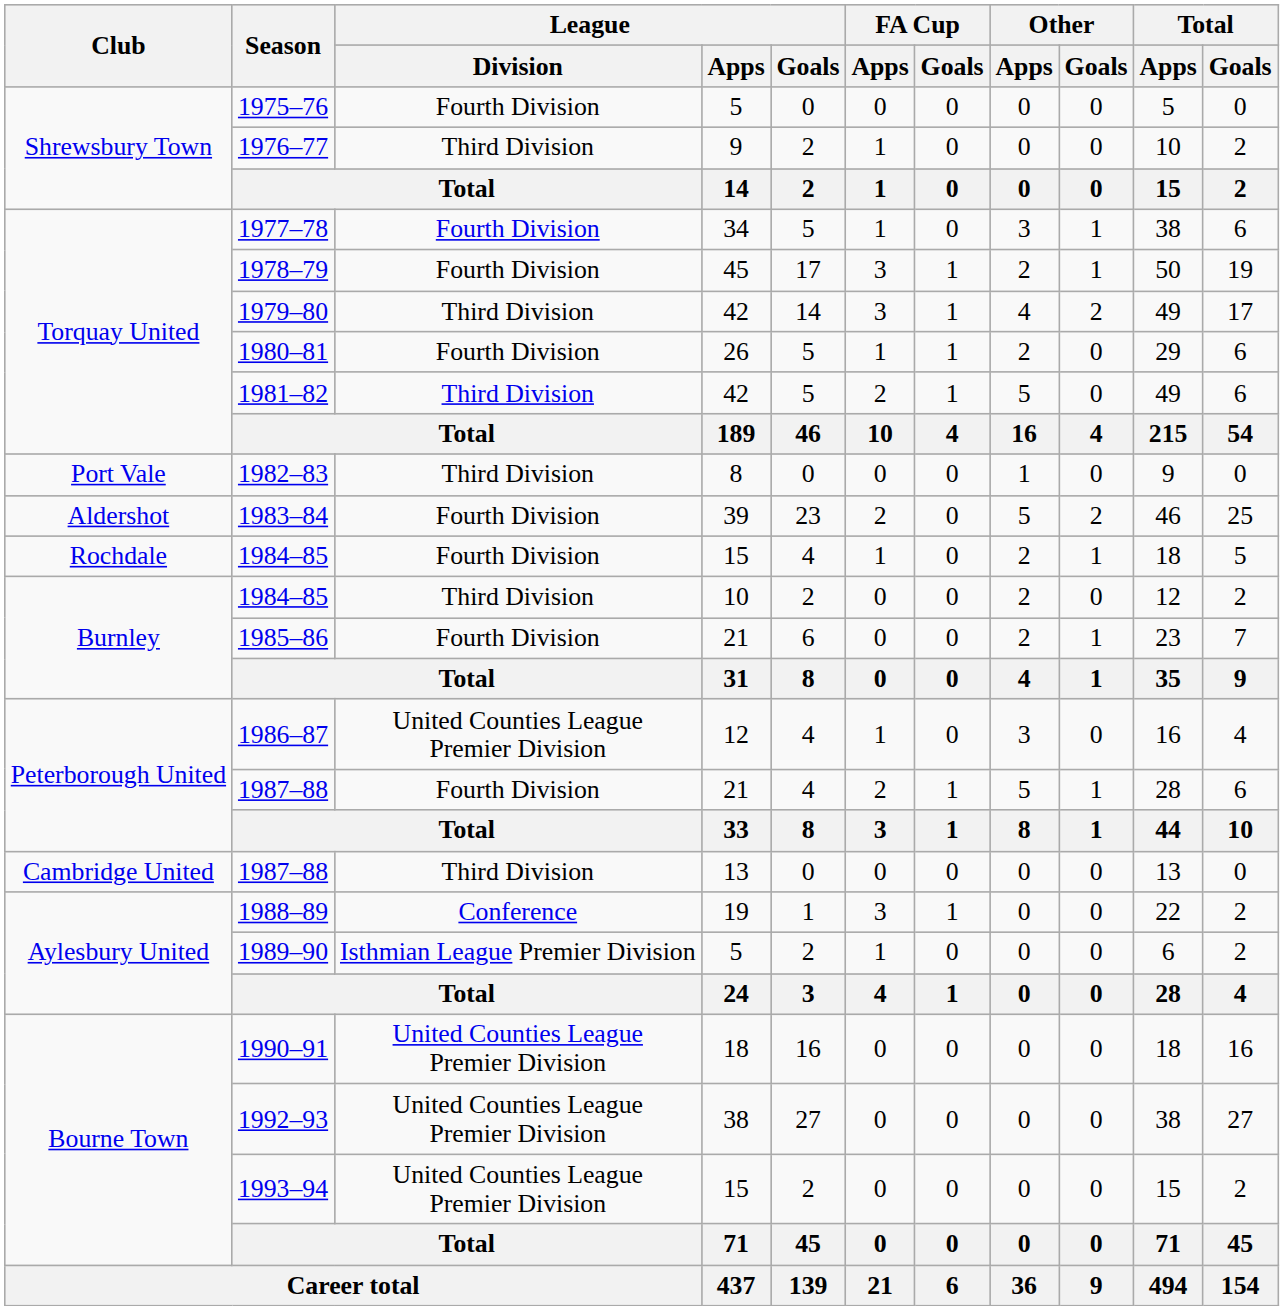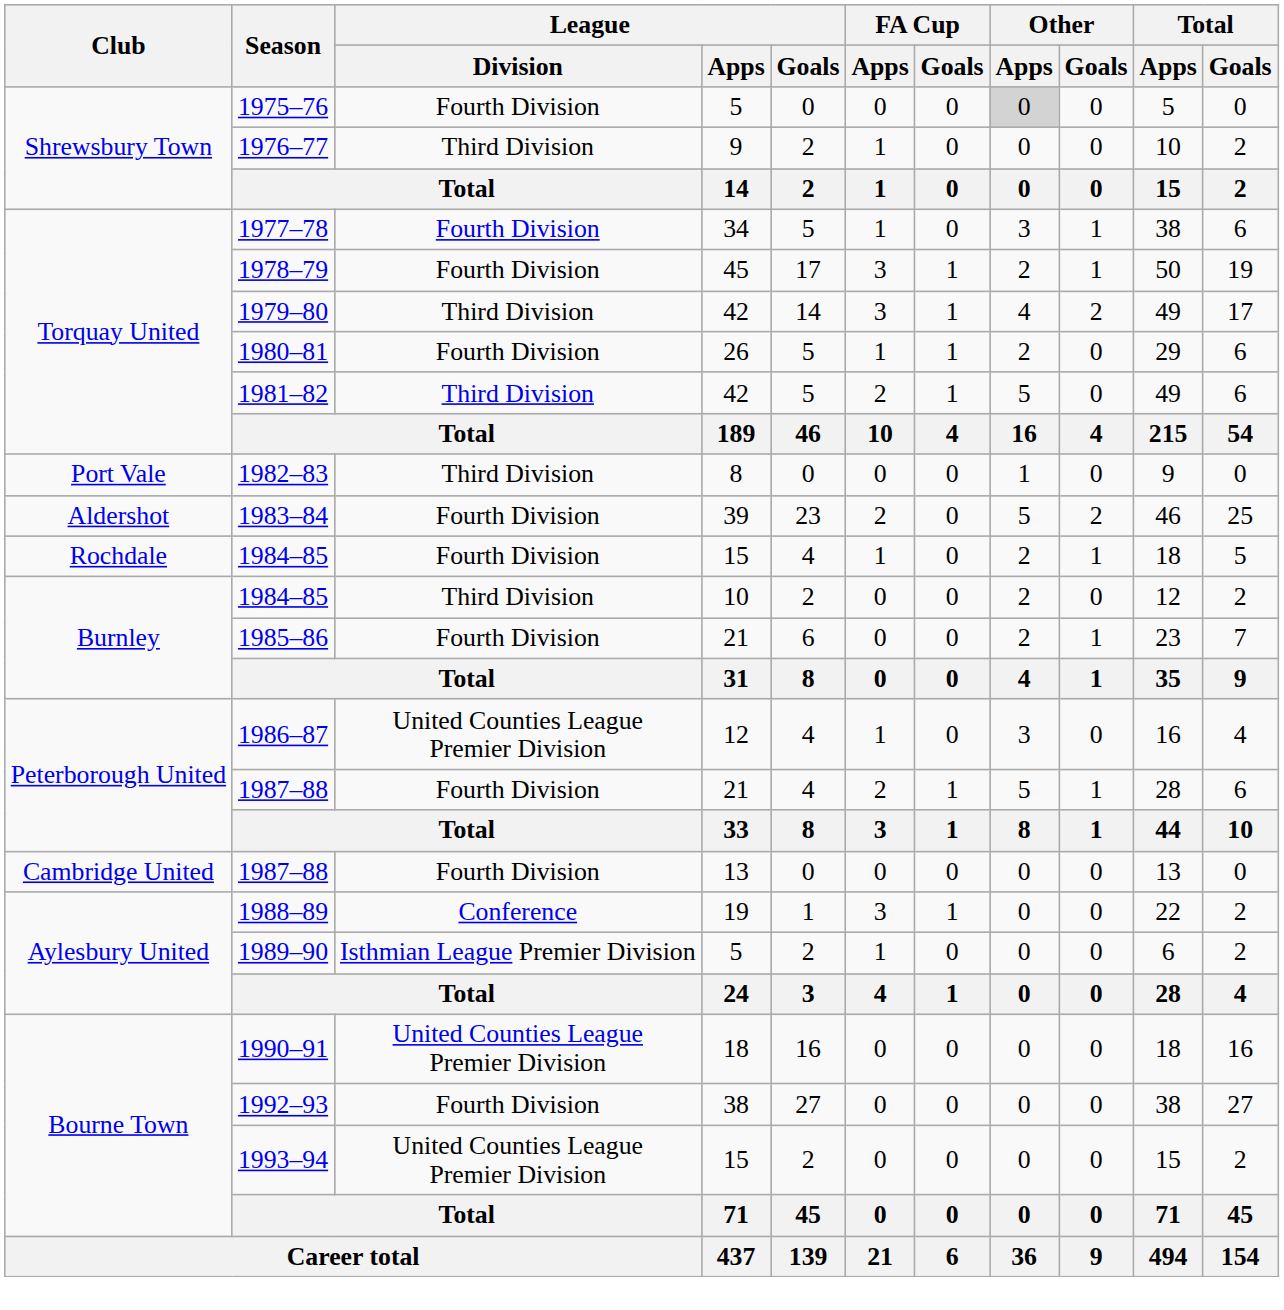(1024, 106) no background -> (1024, 106) lightgrey background
(518, 870) Third Division -> (518, 870) Fourth Division
(518, 1118) United Counties League Premier Division -> (518, 1104) Fourth Division
